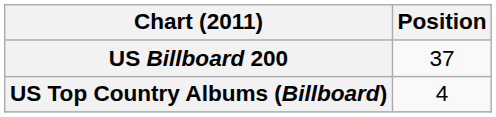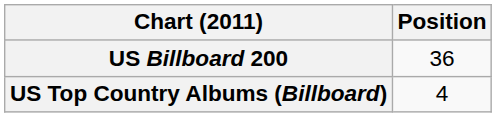(442, 58) 37 -> (442, 58) 36
